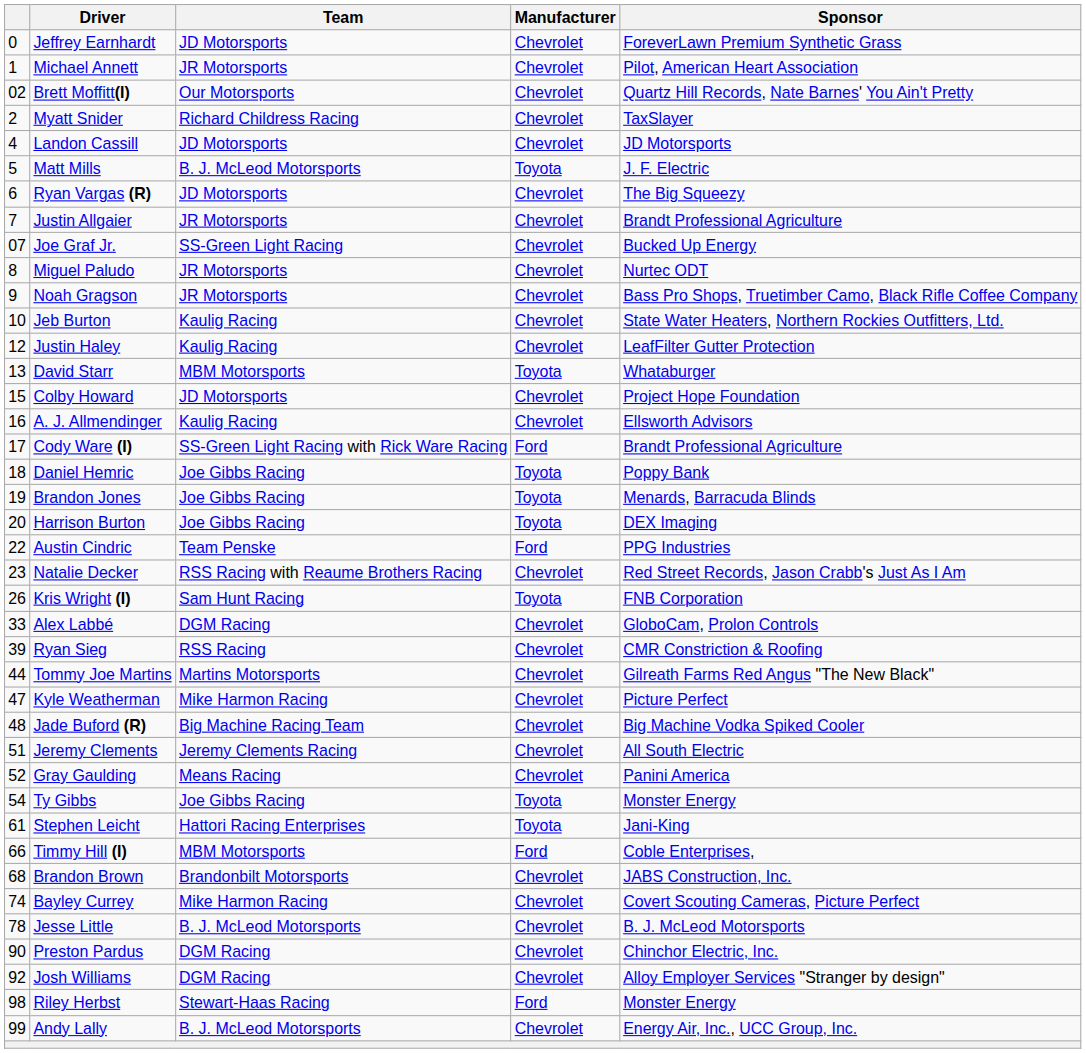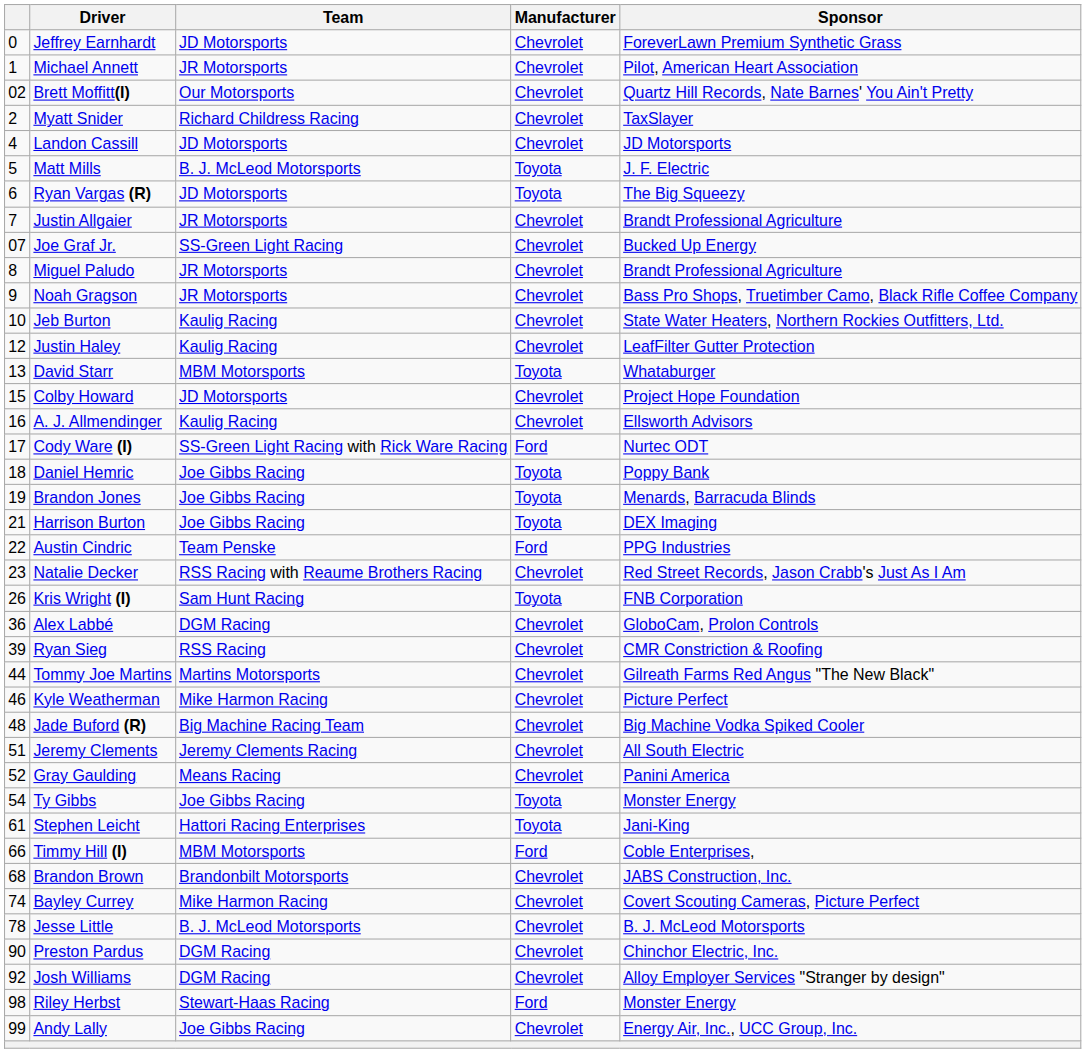(549, 194) Chevrolet -> (538, 194) Toyota
(666, 270) Nurtec ODT -> (733, 270) Brandt Professional Agriculture
(733, 447) Brandt Professional Agriculture -> (666, 447) Nurtec ODT
(17, 523) 20 -> (17, 523) 21
(17, 624) 33 -> (17, 624) 36
(17, 700) 47 -> (17, 700) 46
(270, 1028) B. J. McLeod Motorsports -> (242, 1028) Joe Gibbs Racing
